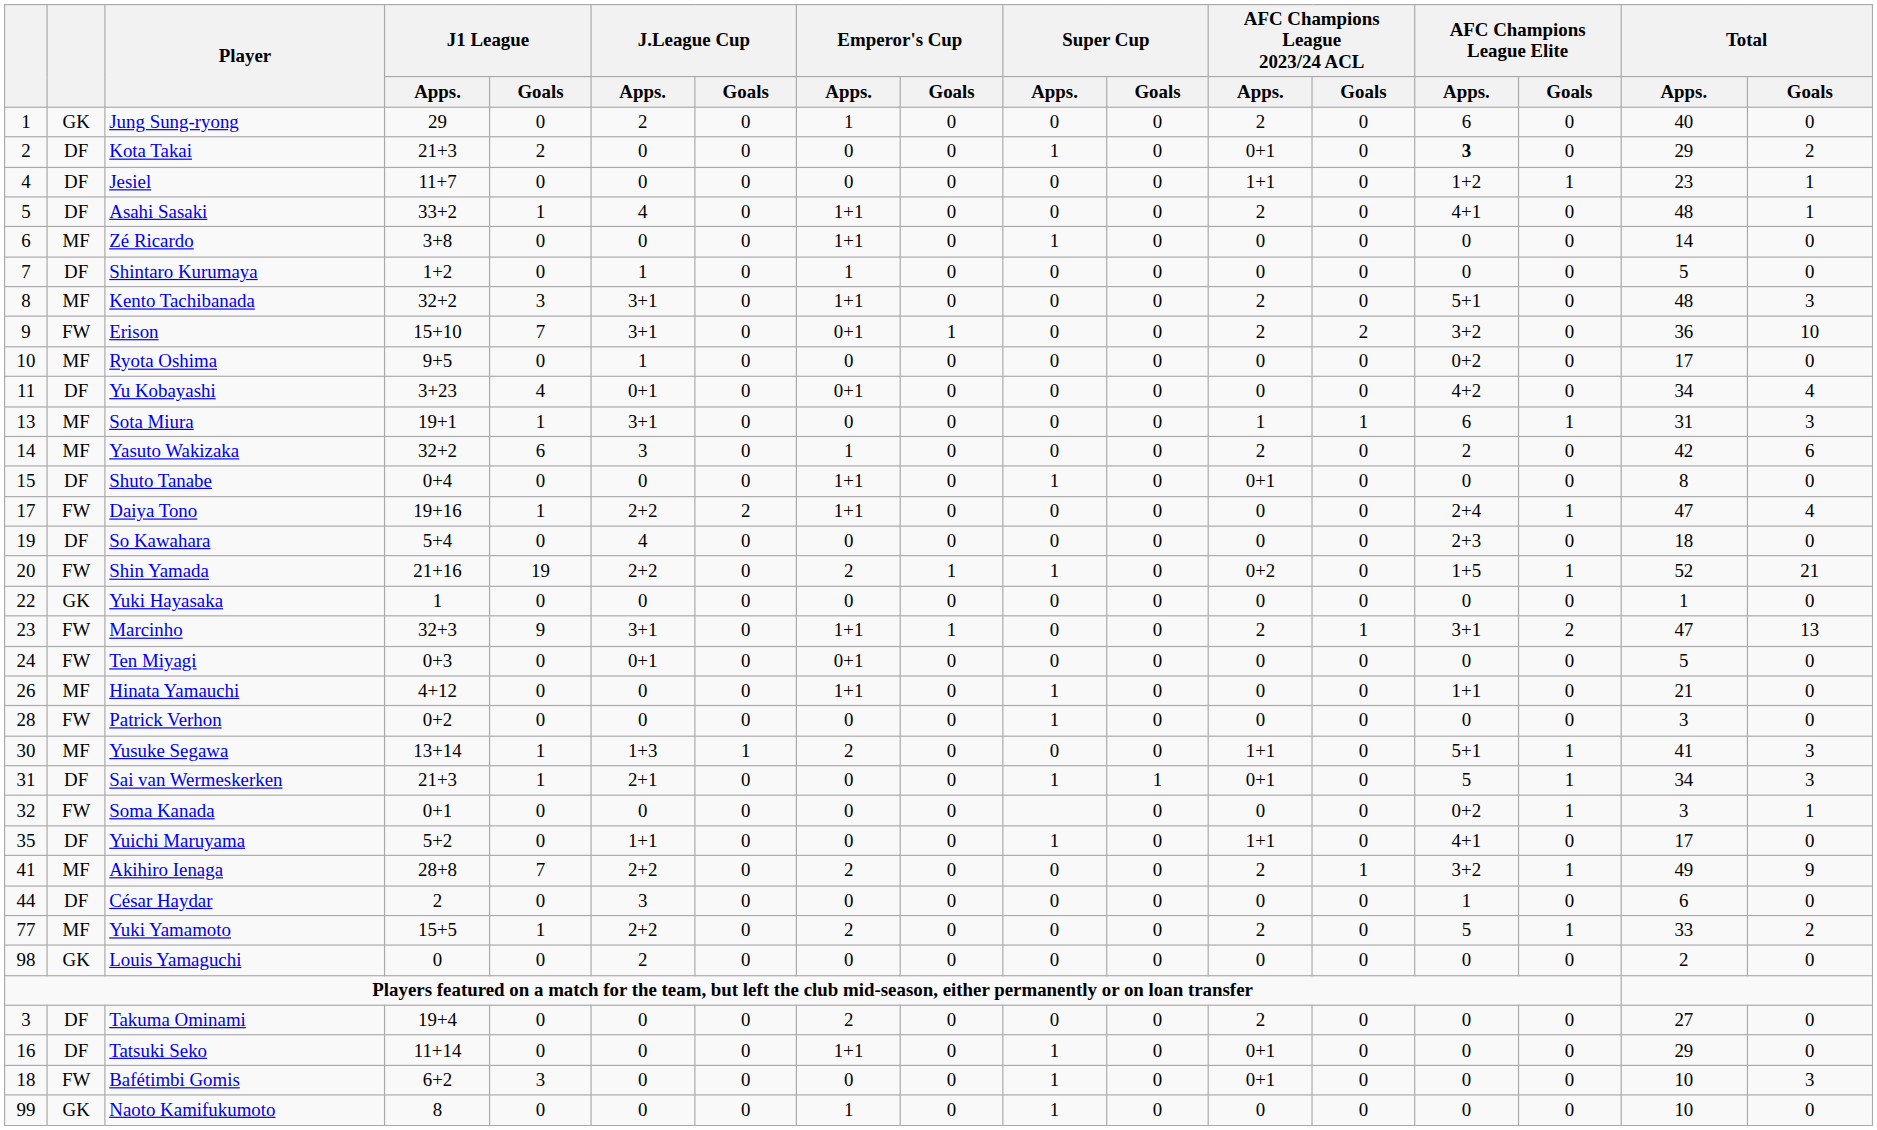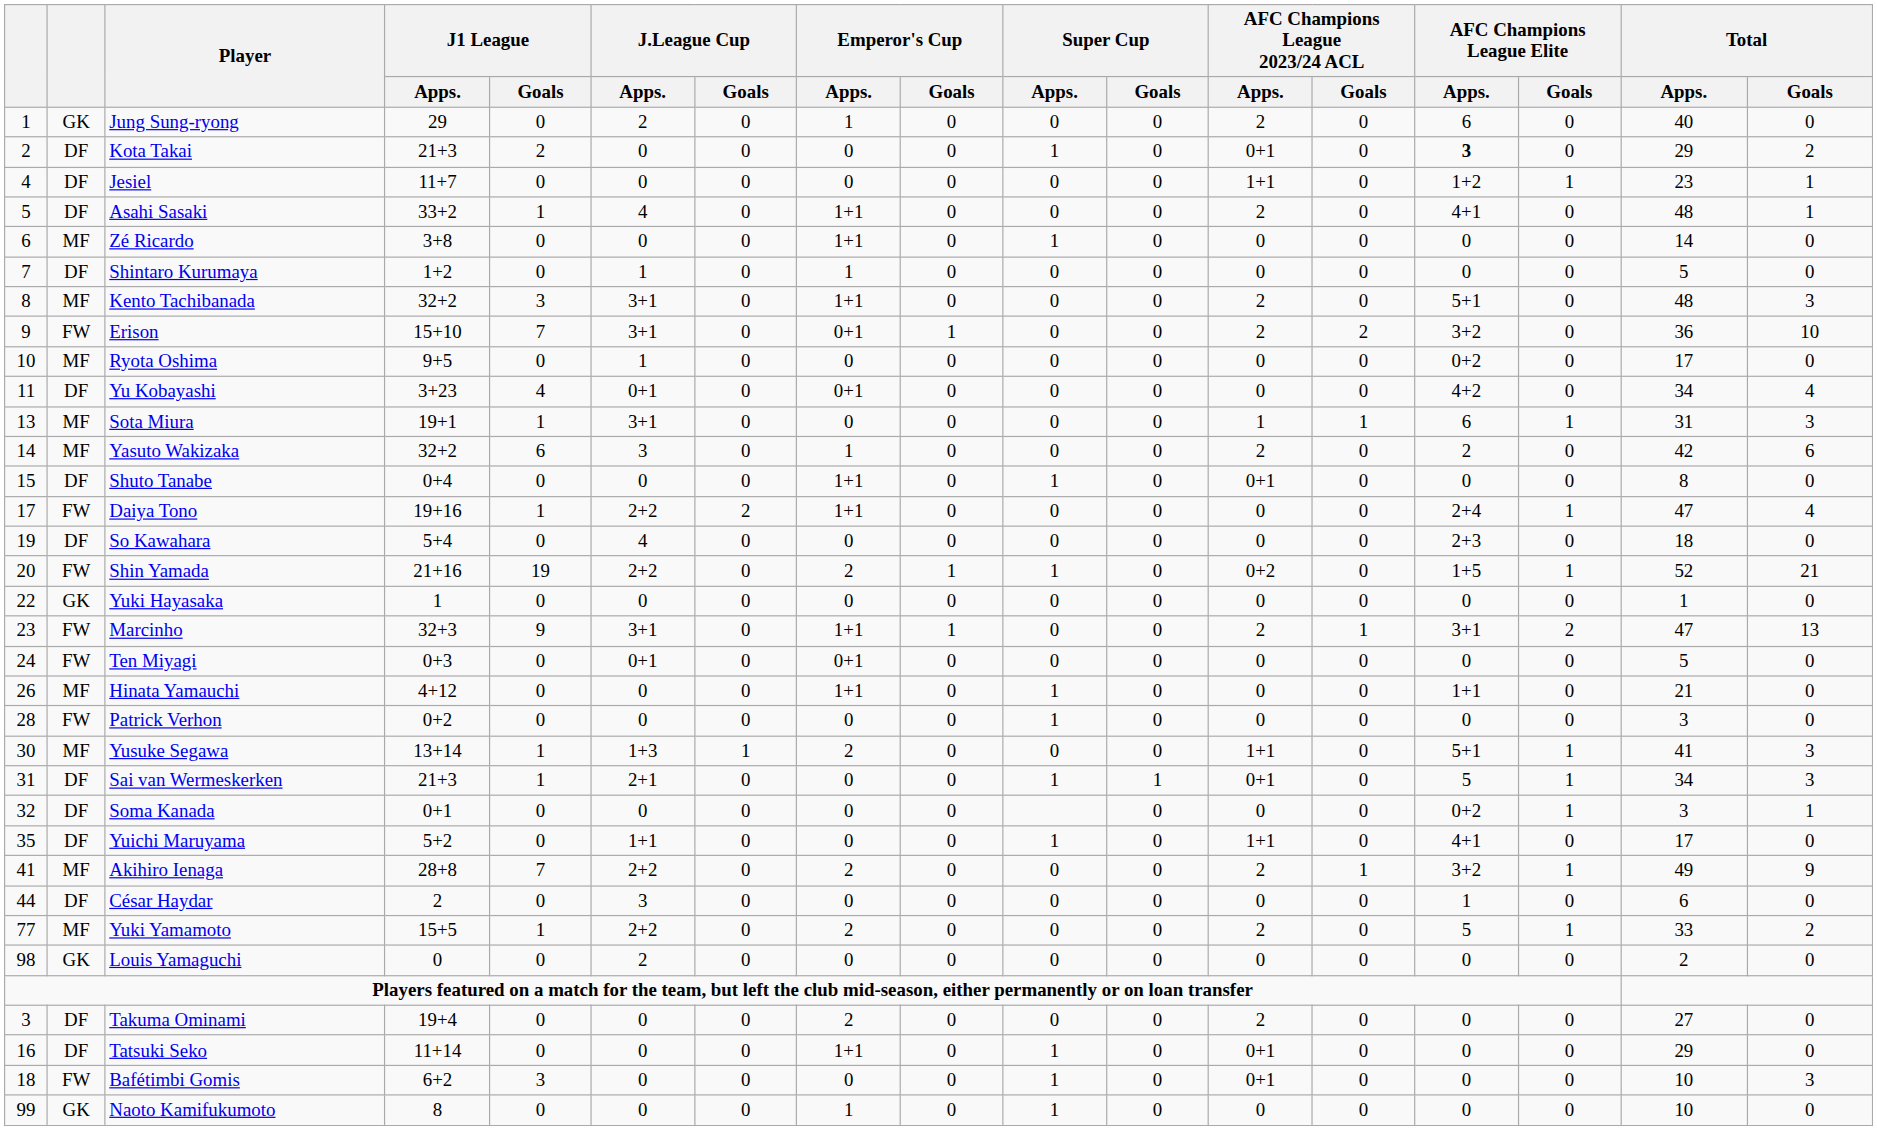(76, 810) FW -> (76, 810) DF
